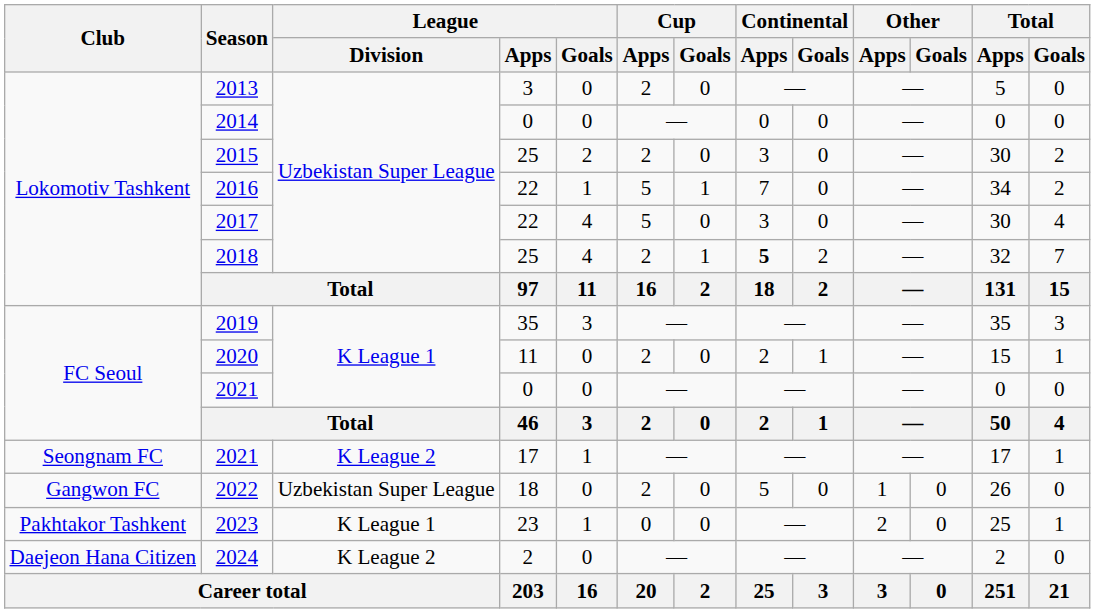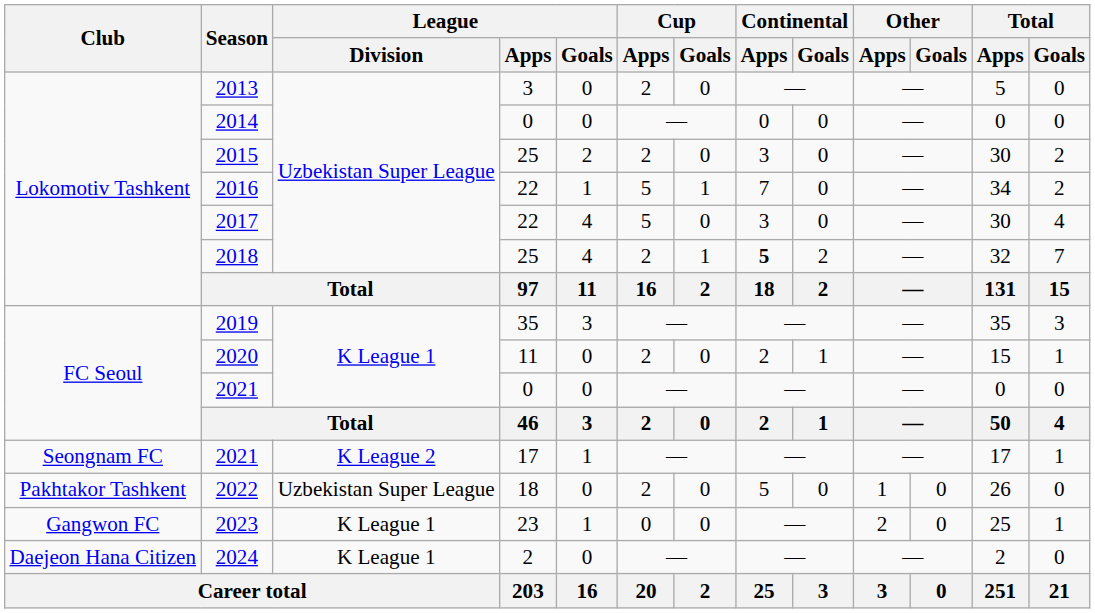(103, 490) Gangwon FC -> (103, 490) Pakhtakor Tashkent
(103, 523) Pakhtakor Tashkent -> (103, 523) Gangwon FC
(386, 557) K League 2 -> (386, 557) K League 1
